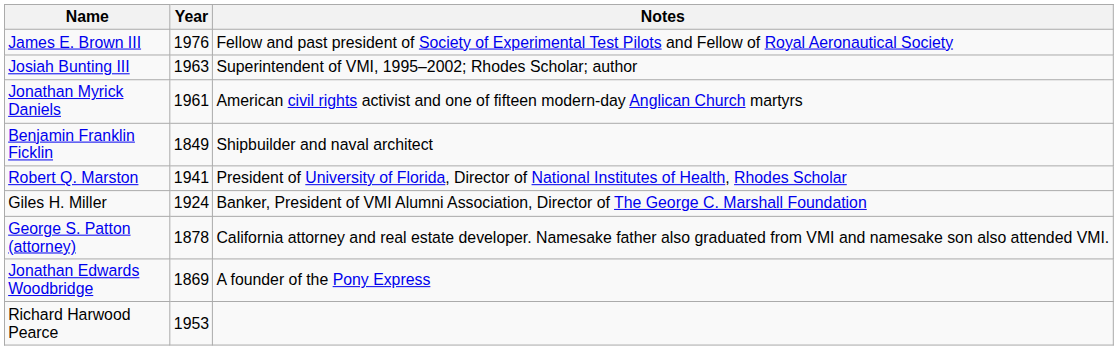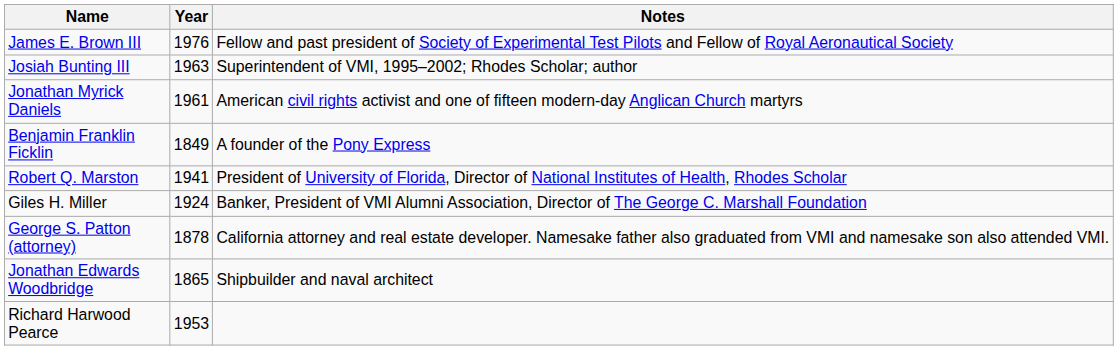(325, 144) Shipbuilder and naval architect -> (323, 144) A founder of the Pony Express
(191, 280) 1869 -> (191, 280) 1865
(323, 280) A founder of the Pony Express -> (325, 280) Shipbuilder and naval architect
